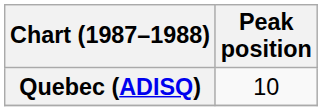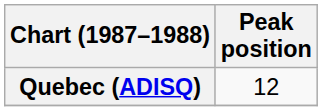(266, 86) 10 -> (266, 86) 12
